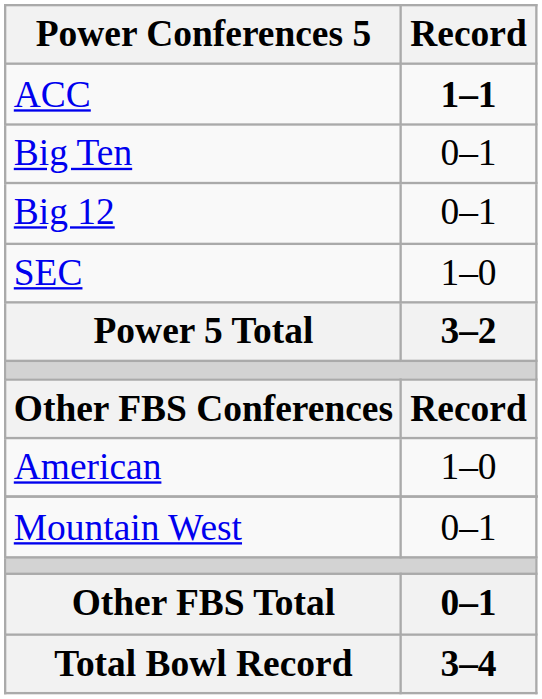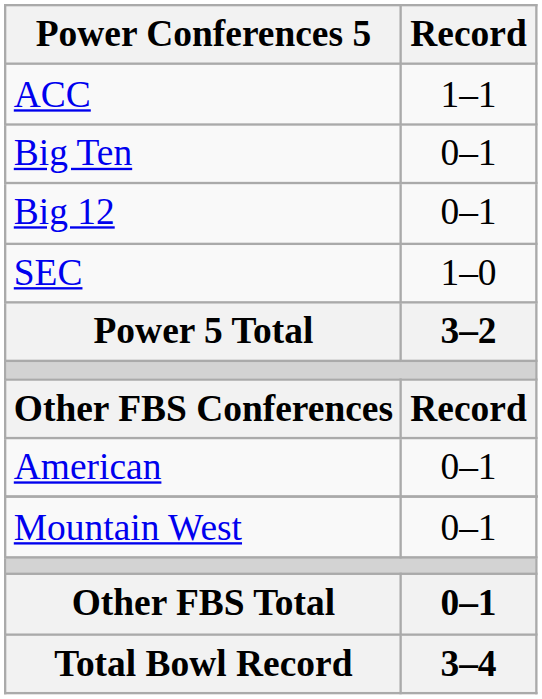(468, 93) bold -> (468, 93) normal
(468, 467) 1–0 -> (468, 467) 0–1
